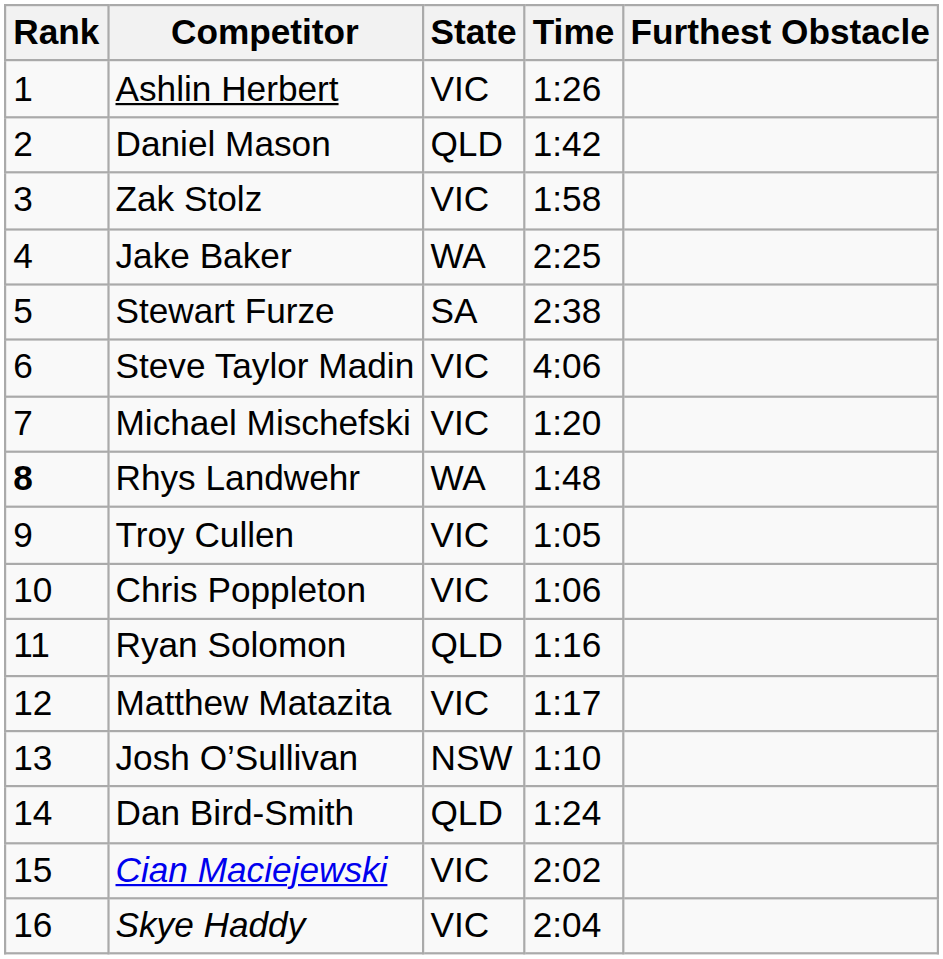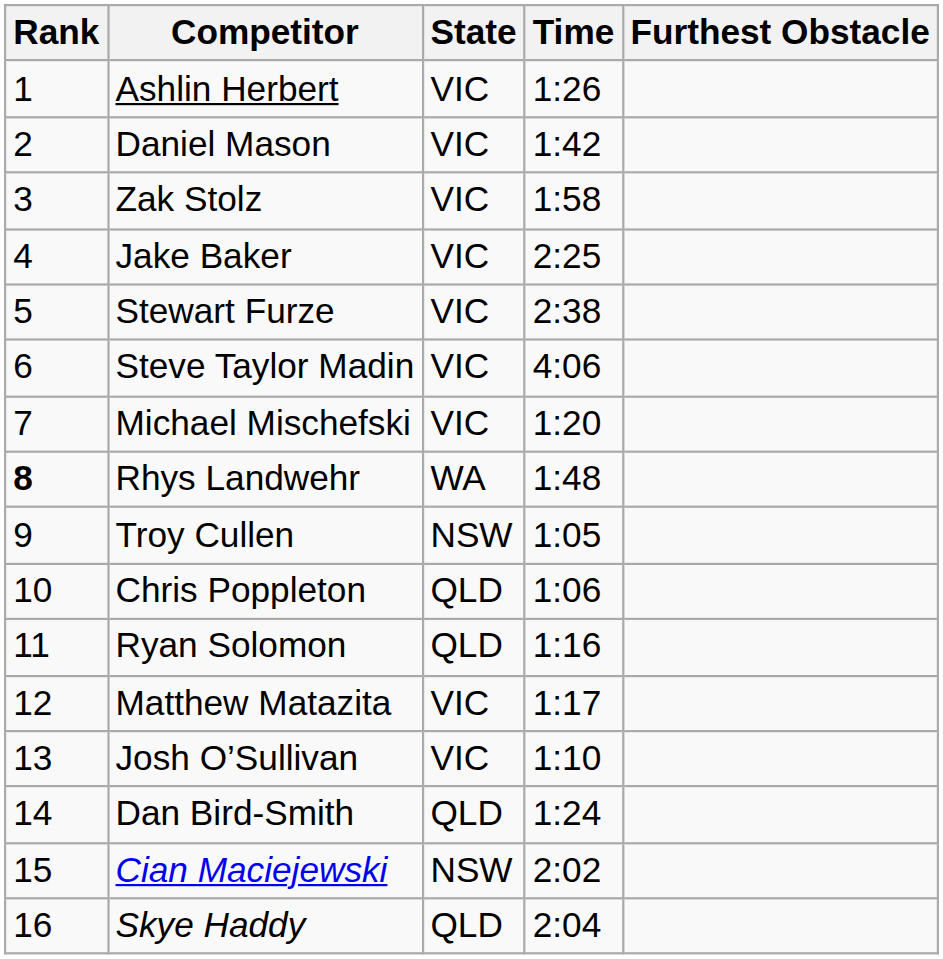(467, 144) QLD -> (460, 144) VIC
(458, 255) WA -> (460, 255) VIC
(454, 311) SA -> (460, 311) VIC
(460, 534) VIC -> (472, 534) NSW
(460, 590) VIC -> (467, 590) QLD
(472, 758) NSW -> (460, 758) VIC
(460, 869) VIC -> (472, 869) NSW
(460, 925) VIC -> (467, 925) QLD
